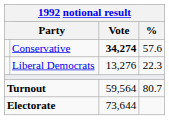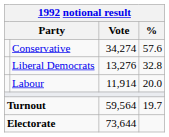(121, 48) bold -> (121, 48) normal
(152, 65) 22.3 -> (152, 65) 32.8
+ row: (28, 83)
(152, 88) 80.7 -> (152, 105) 19.7
